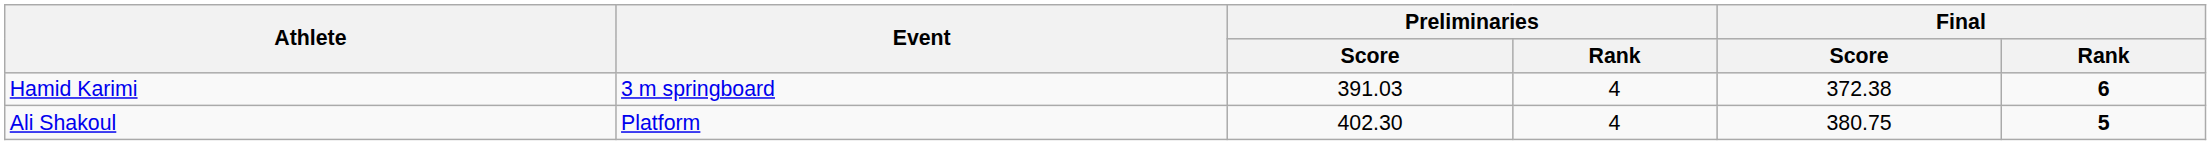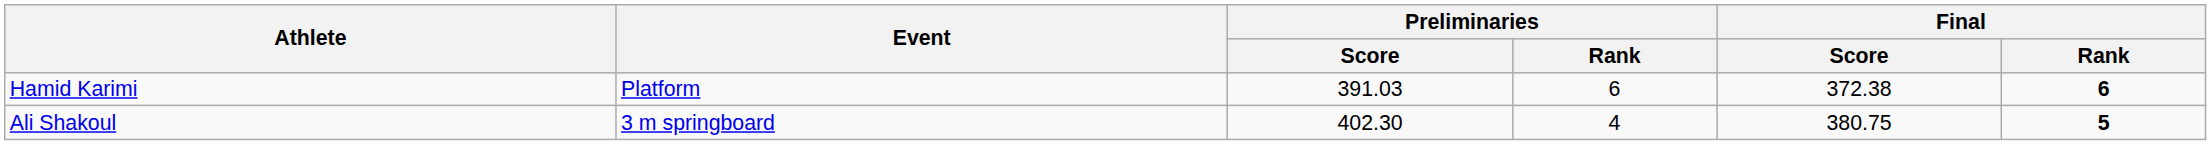(698, 89) 3 m springboard -> (661, 89) Platform
(1615, 89) 4 -> (1615, 89) 6
(661, 123) Platform -> (698, 123) 3 m springboard
